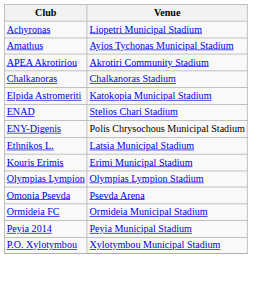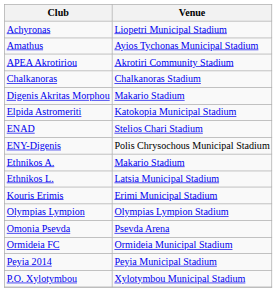+ row: (58, 96)
+ row: (31, 162)
